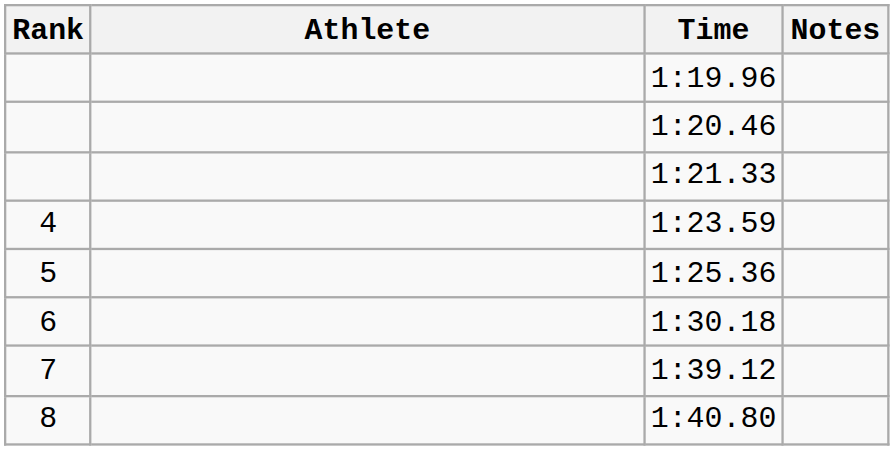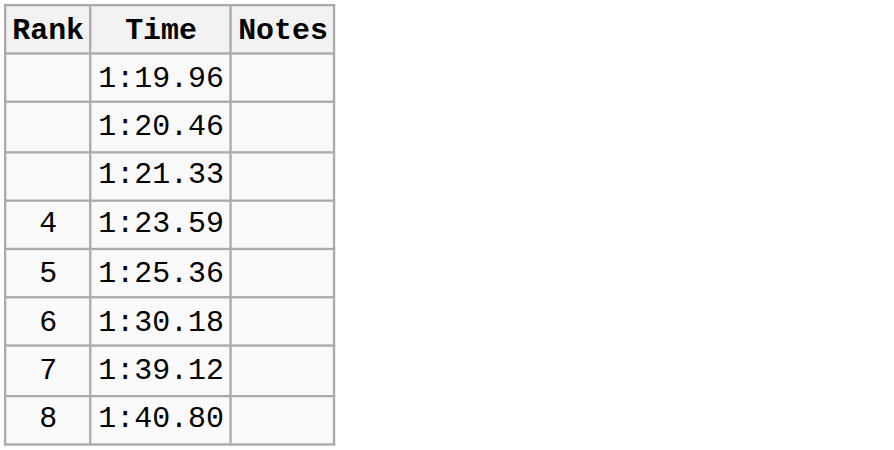- column: (367, 30)
